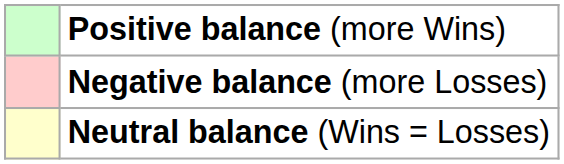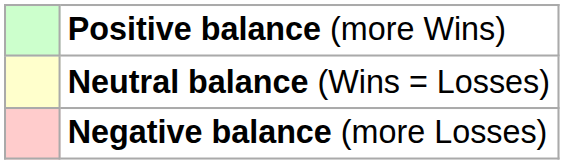rows swapped: (309, 132) <-> (308, 81)
